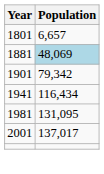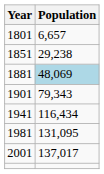+ row: (20, 54)
(55, 74) 79,342 -> (55, 94) 79,343
